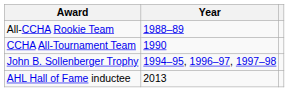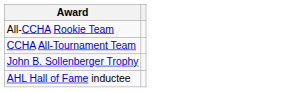- column: (210, 12)
